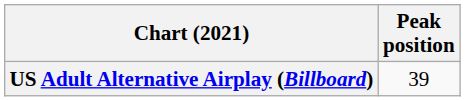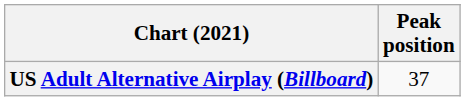(419, 78) 39 -> (419, 78) 37
